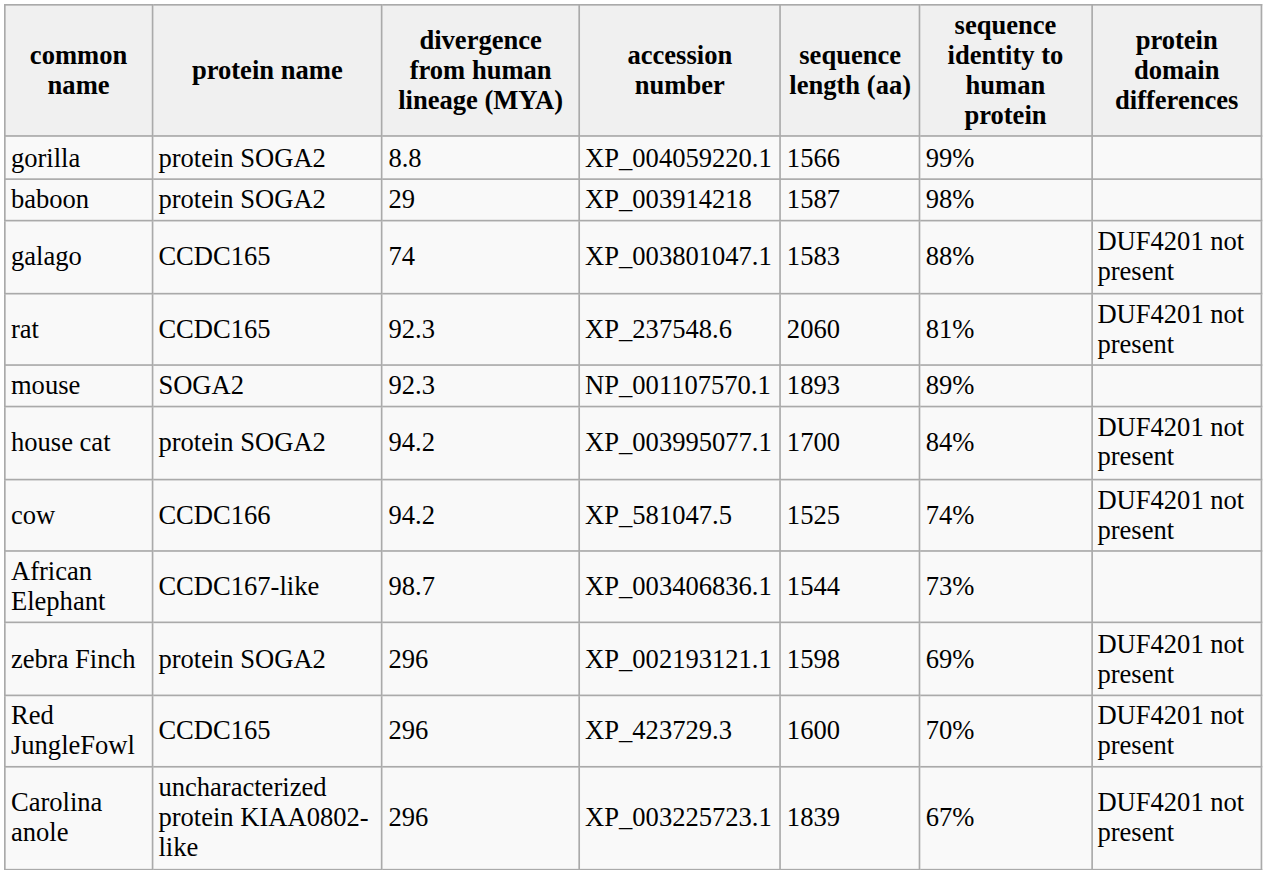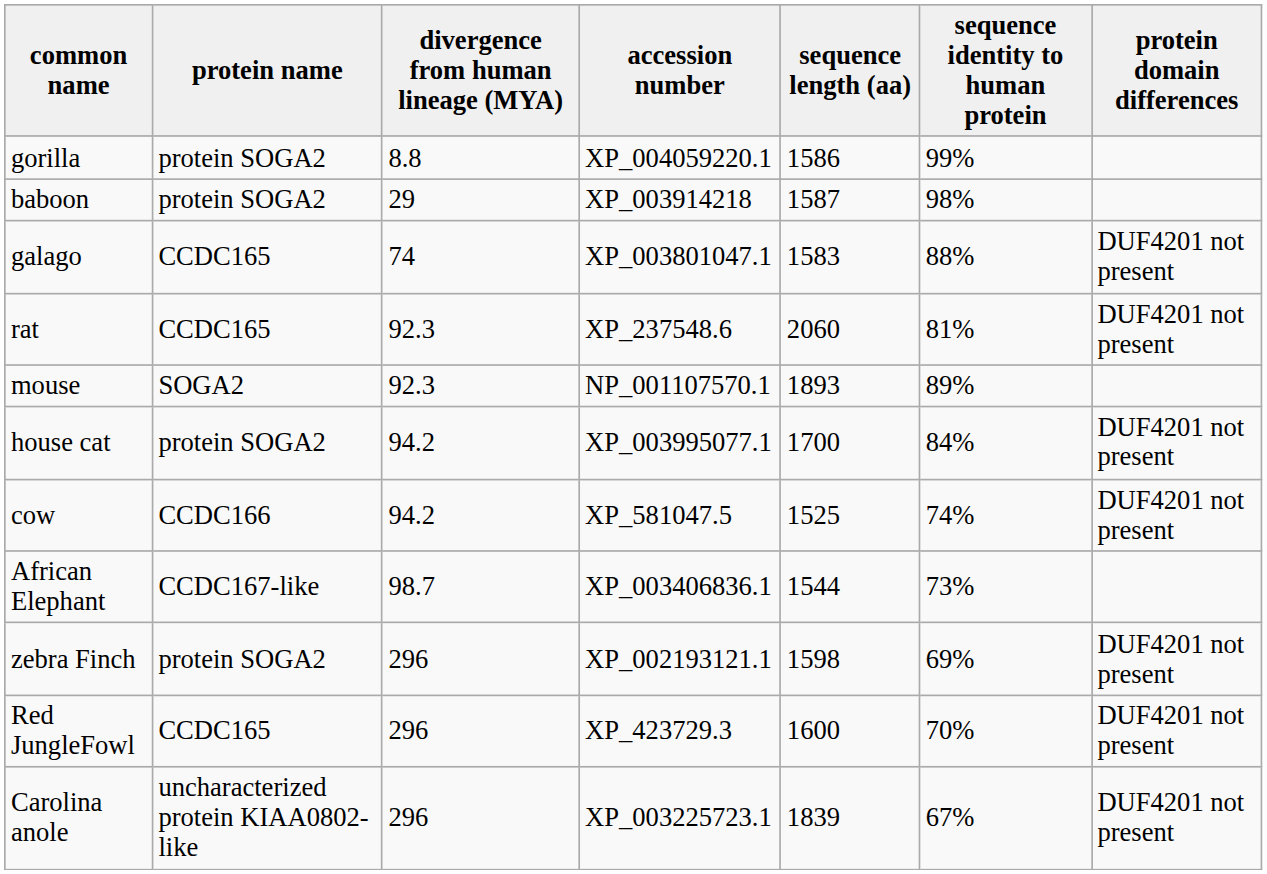(813, 157) 1566 -> (813, 157) 1586
